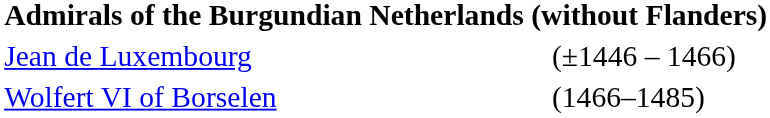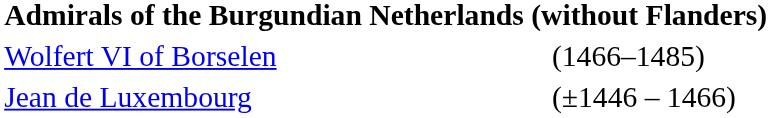rows swapped: (128, 56) <-> (140, 97)
